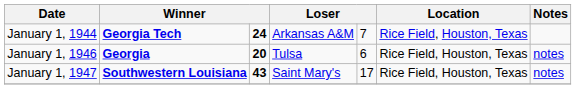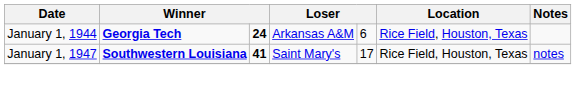(363, 34) 7 -> (363, 34) 6
- row: (52, 53)
(259, 73) 43 -> (259, 53) 41
